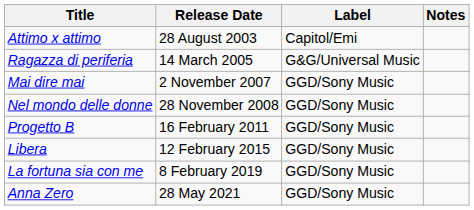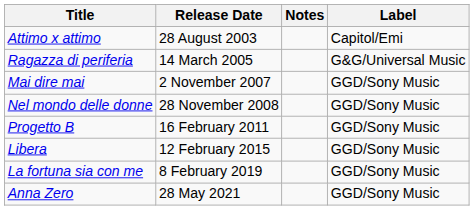columns swapped: (446, 15) <-> (353, 15)
